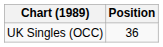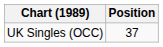(132, 32) 36 -> (132, 32) 37
